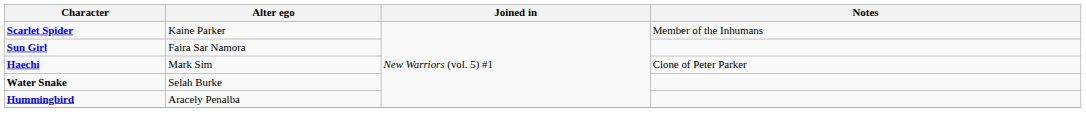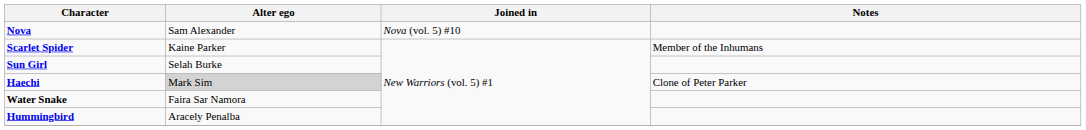+ row: (19, 30)
(207, 47) Faira Sar Namora -> (195, 64) Selah Burke
(190, 64) no background -> (190, 82) lightgrey background
(195, 82) Selah Burke -> (207, 99) Faira Sar Namora
